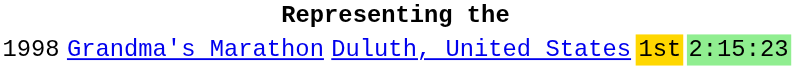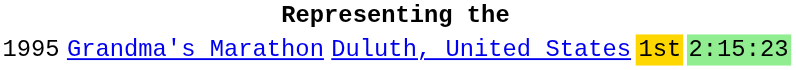(31, 50) 1998 -> (31, 50) 1995
